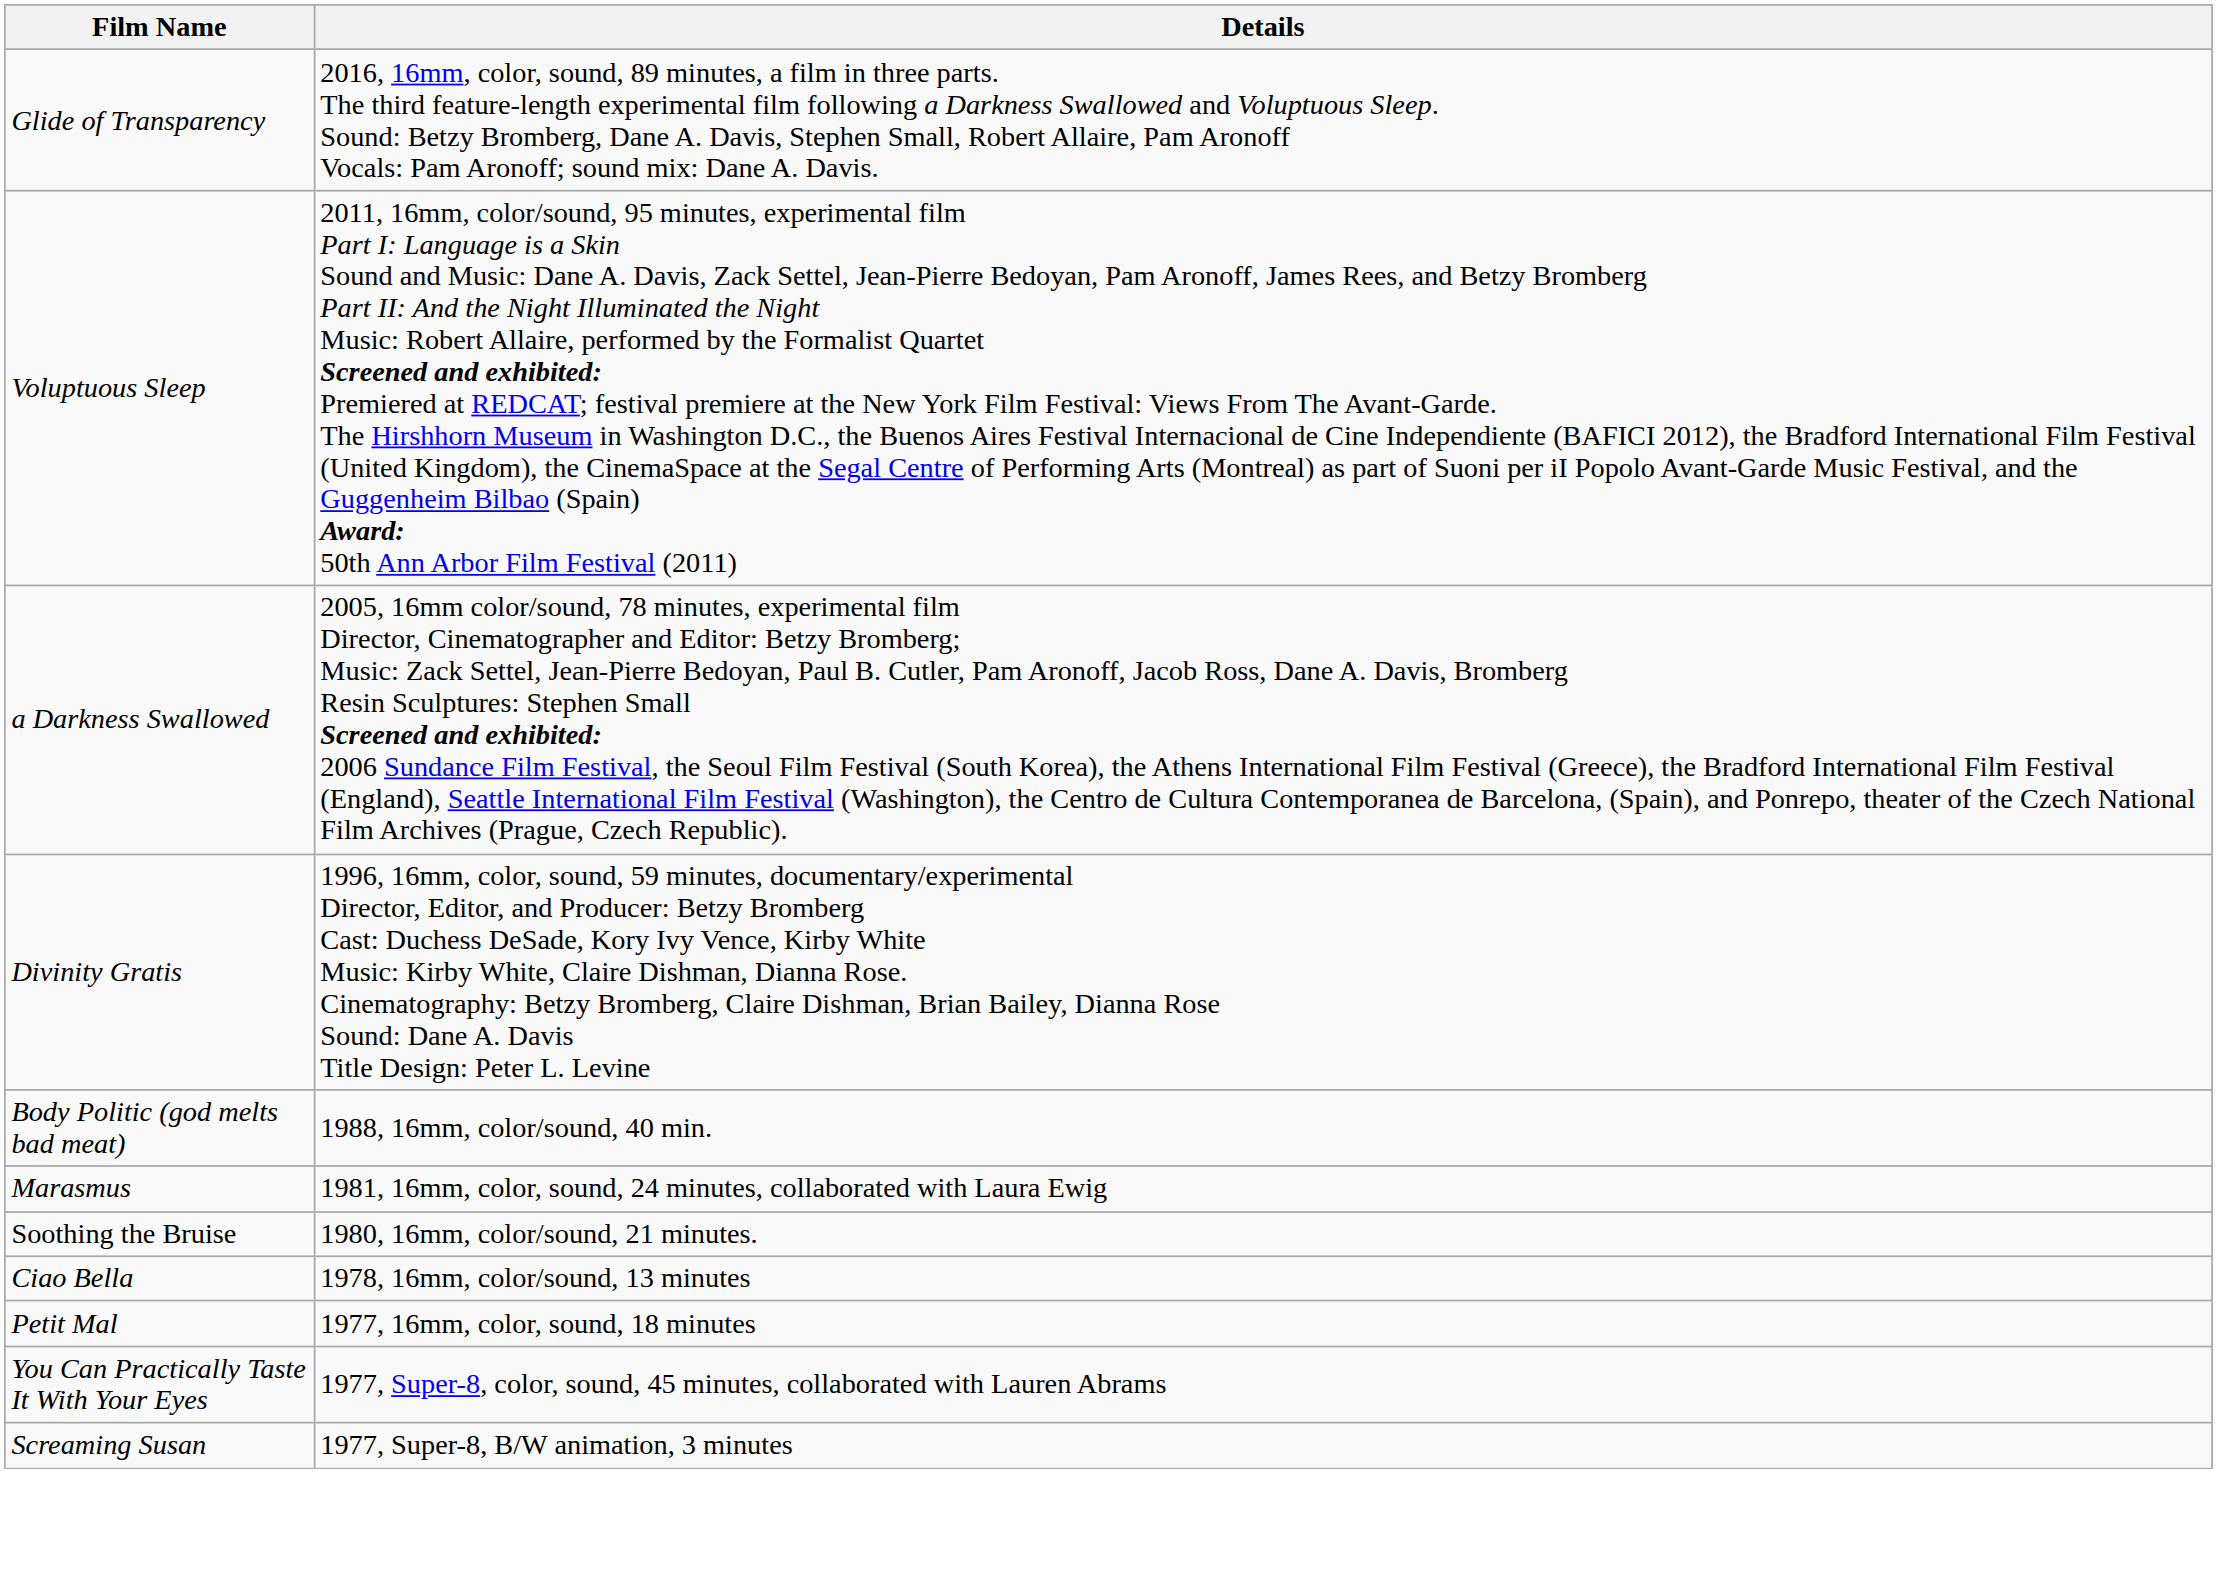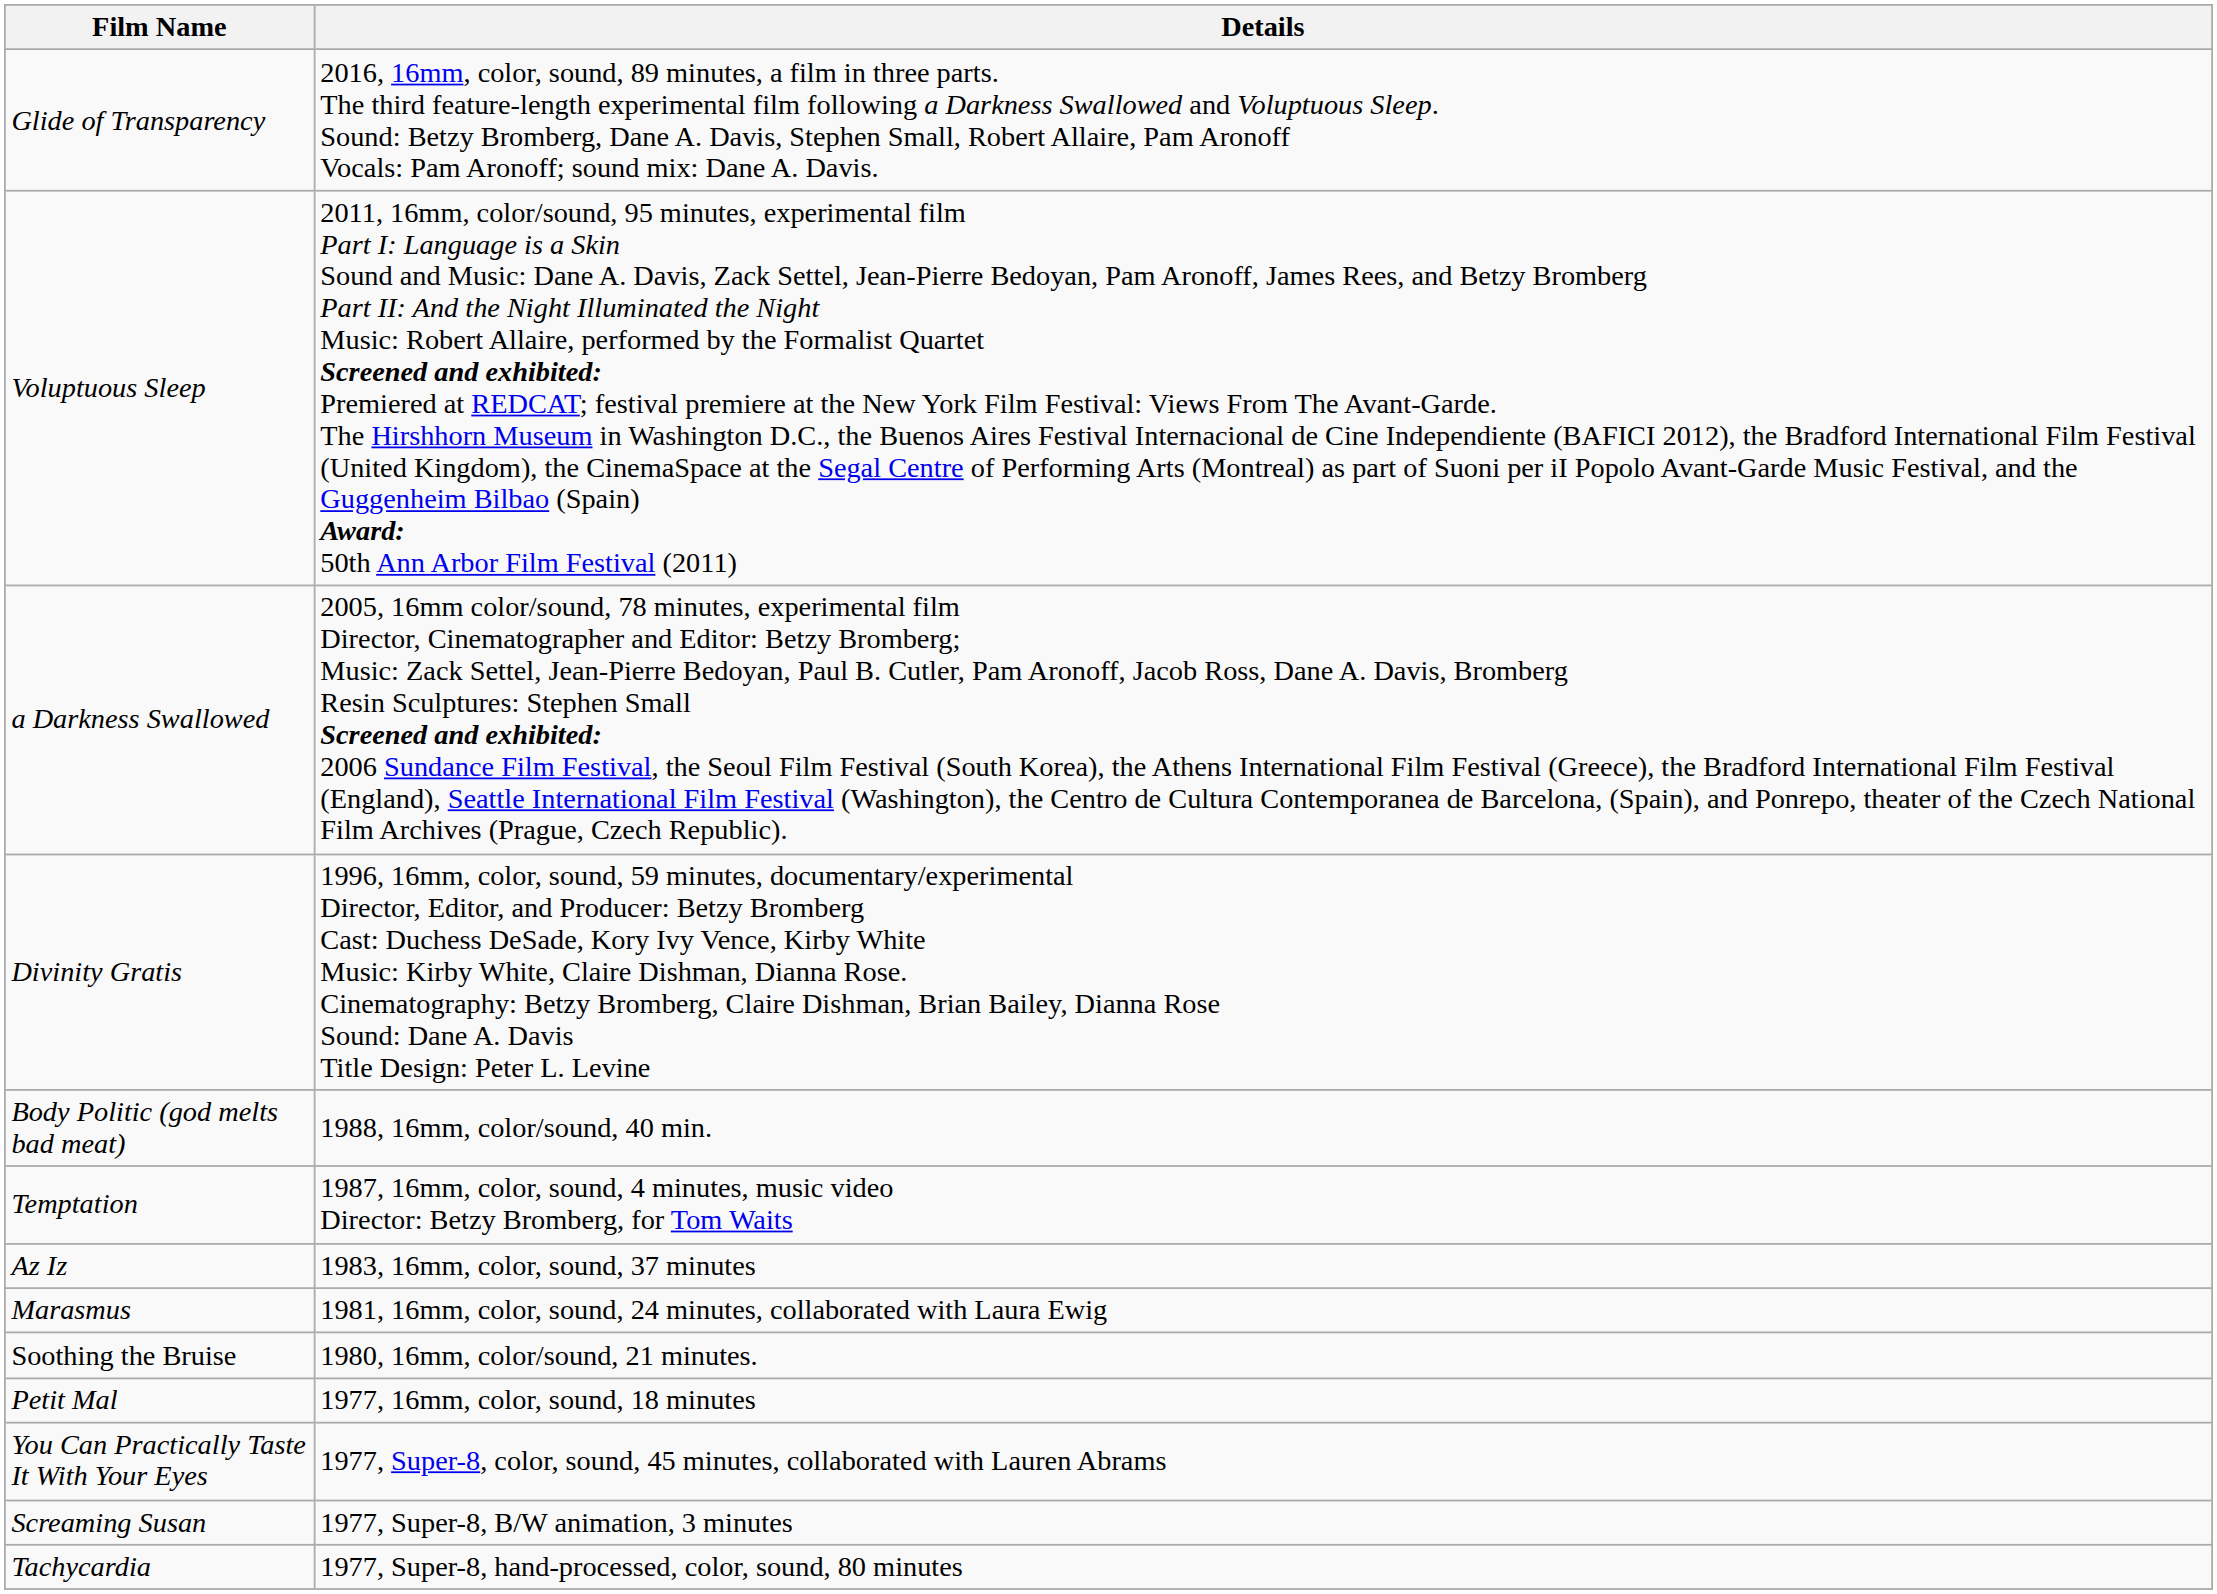+ row: (75, 1204)
+ row: (39, 1265)
- row: (72, 1278)
+ row: (81, 1566)
